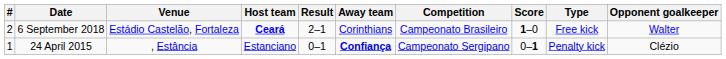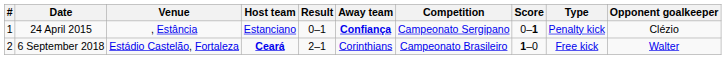rows swapped: (61, 46) <-> (61, 29)
